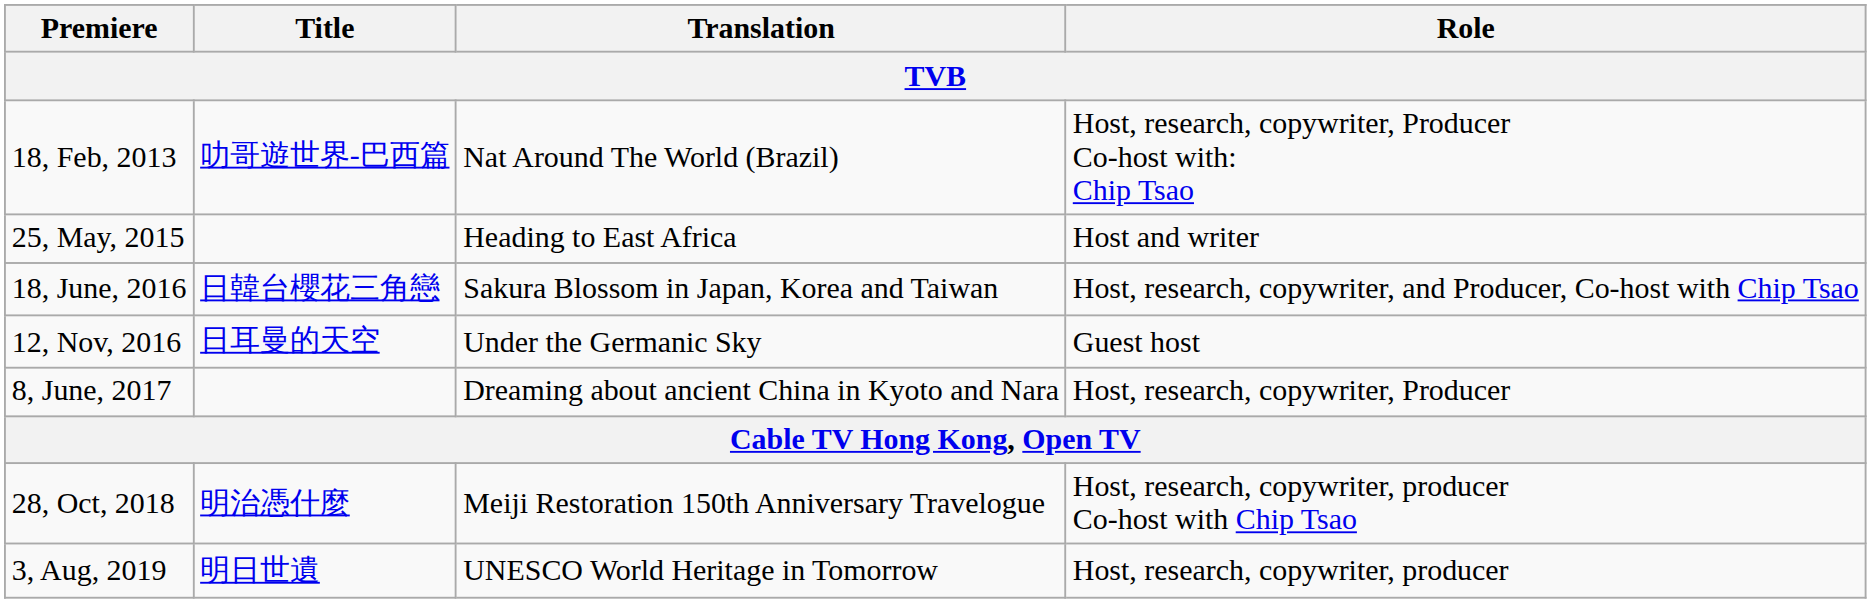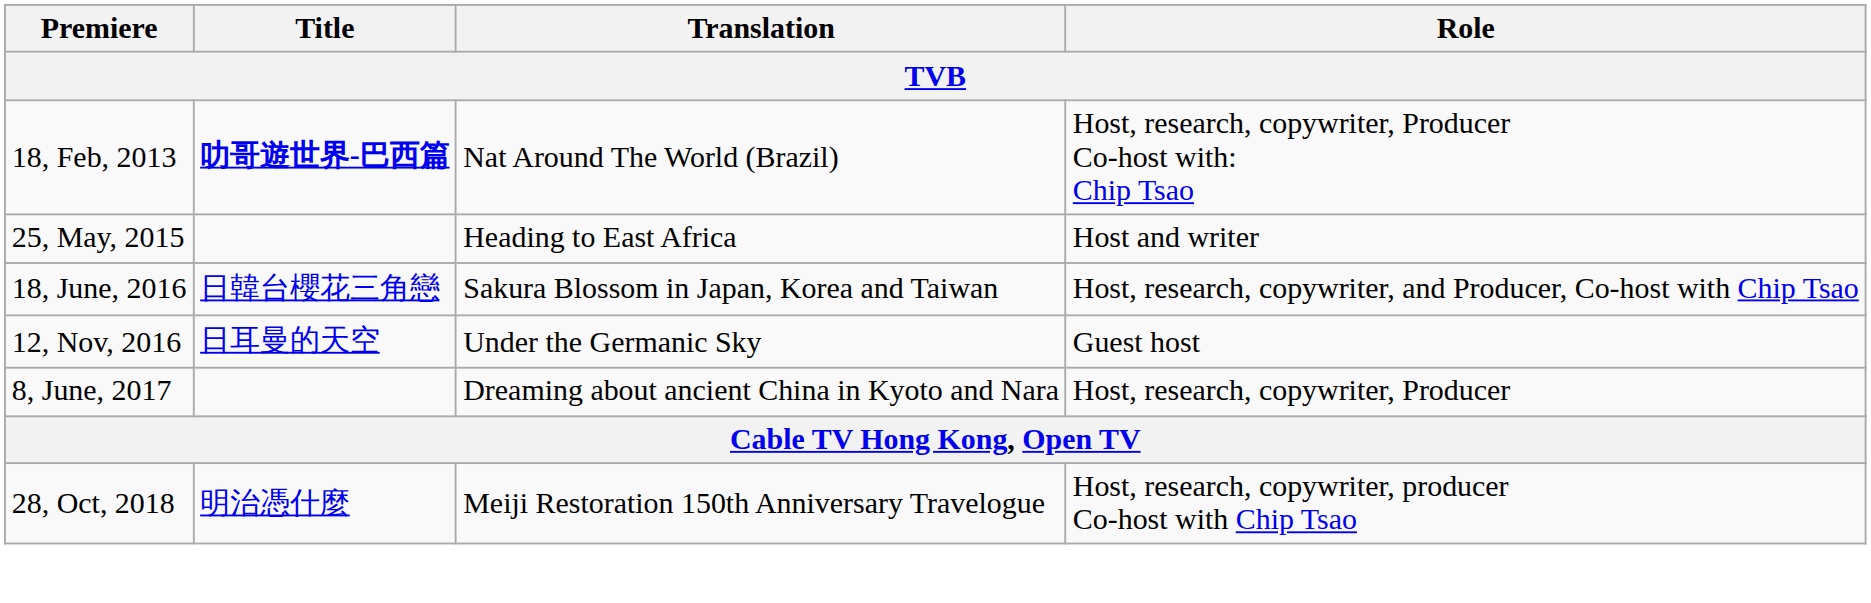(325, 155) normal -> (325, 155) bold
- row: (89, 570)
